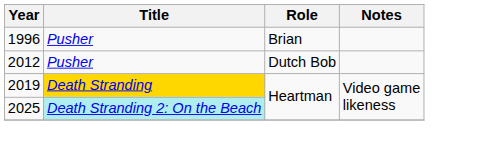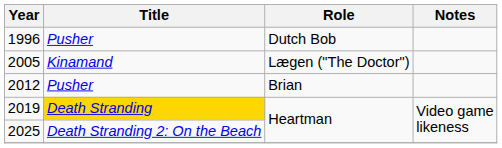(285, 39) Brian -> (302, 39) Dutch Bob
+ row: (24, 62)
(302, 62) Dutch Bob -> (285, 85) Brian
(154, 108) paleturquoise background -> (154, 131) no background
